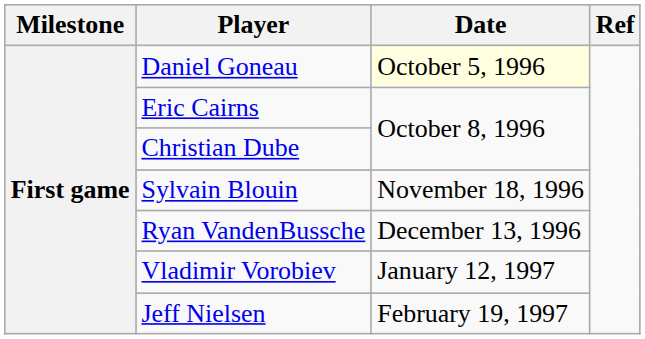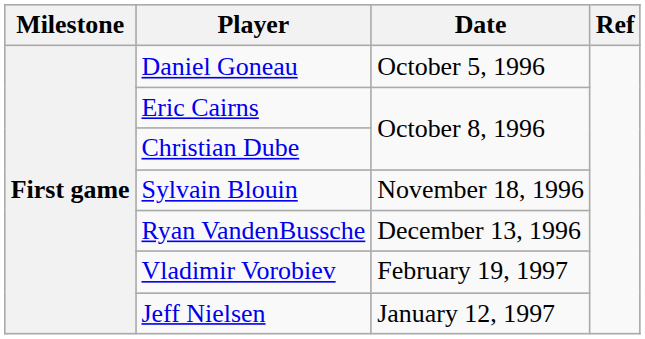(461, 66) lightyellow background -> (461, 66) no background
(466, 271) January 12, 1997 -> (473, 271) February 19, 1997
(473, 312) February 19, 1997 -> (466, 312) January 12, 1997
